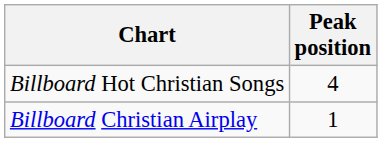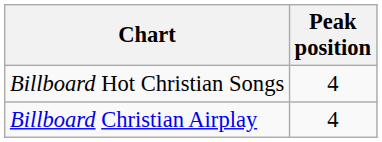(333, 119) 1 -> (333, 119) 4
